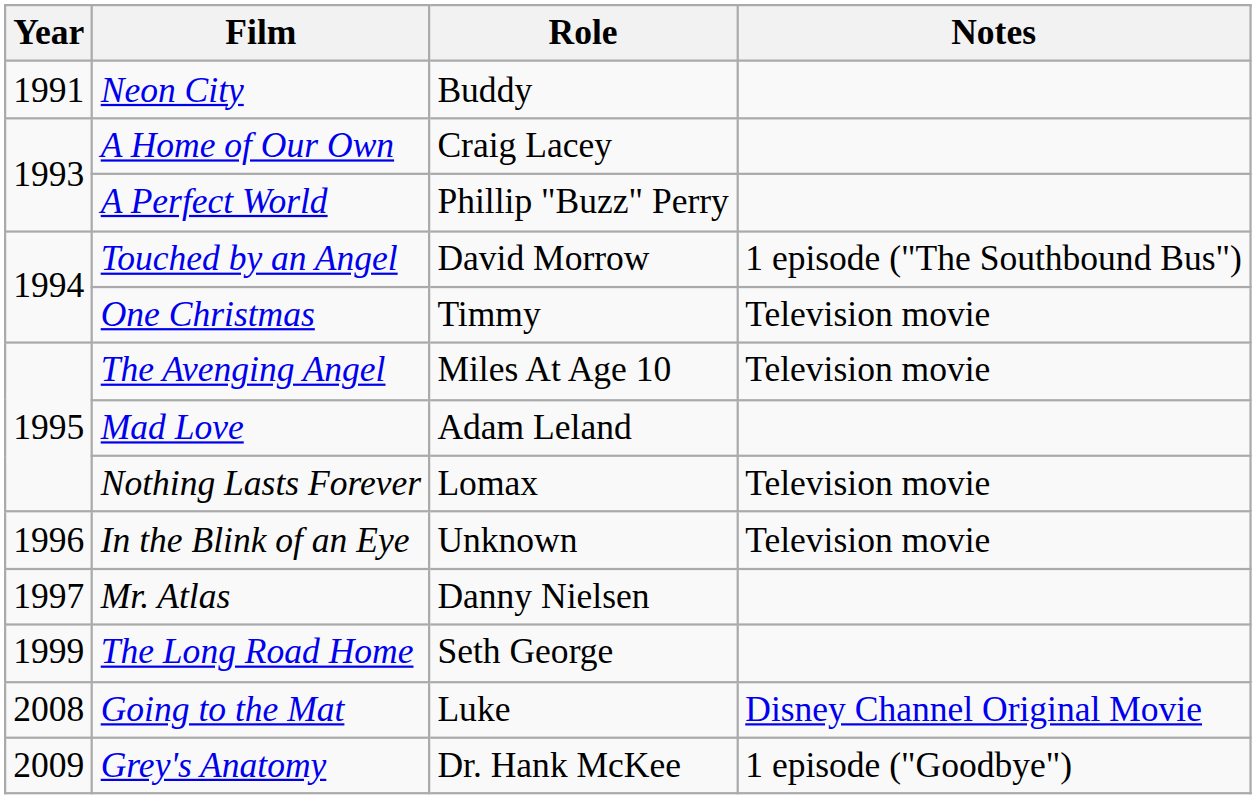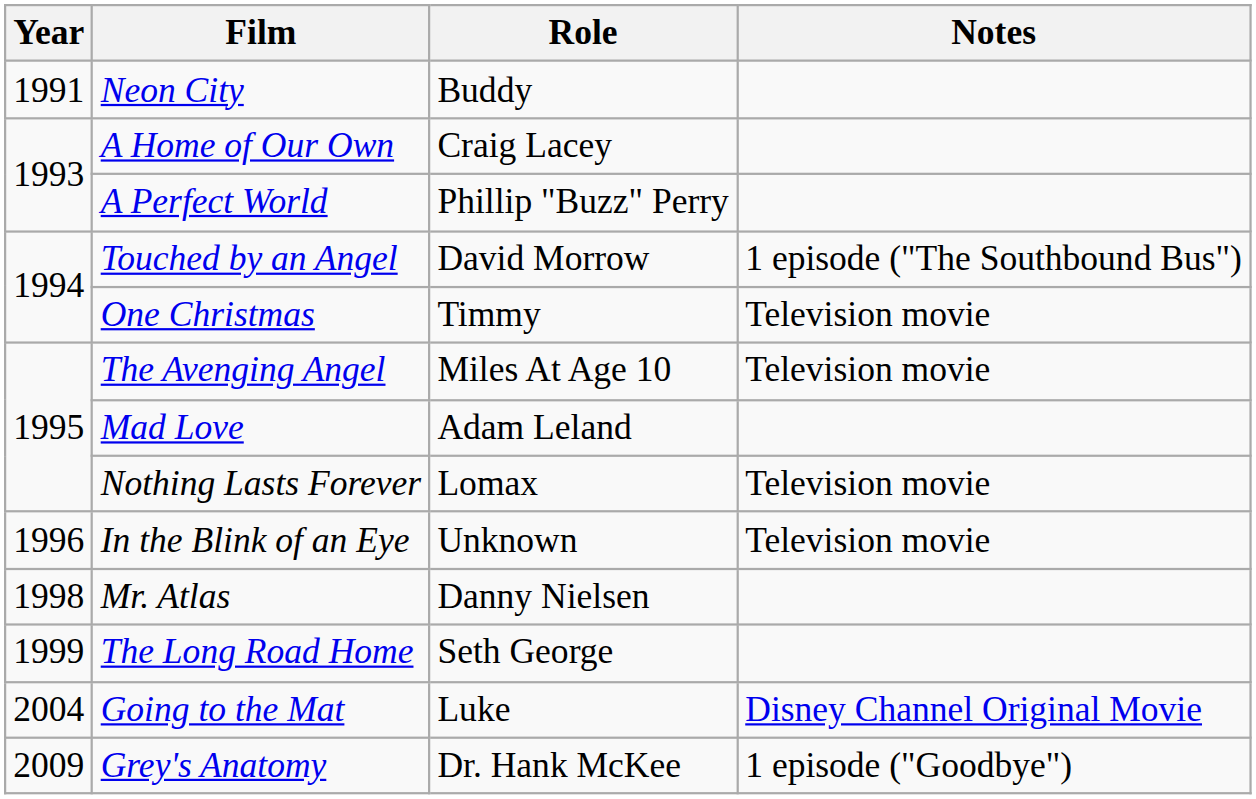(49, 595) 1997 -> (49, 595) 1998
(49, 708) 2008 -> (49, 708) 2004
